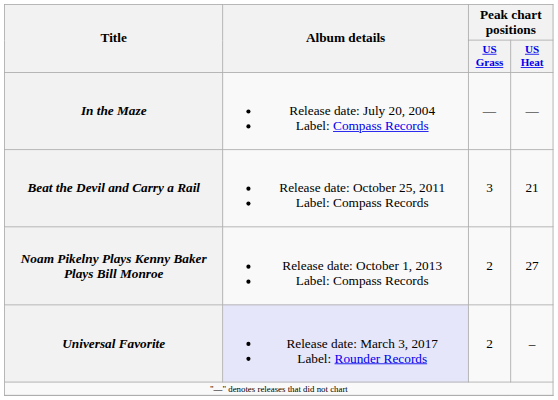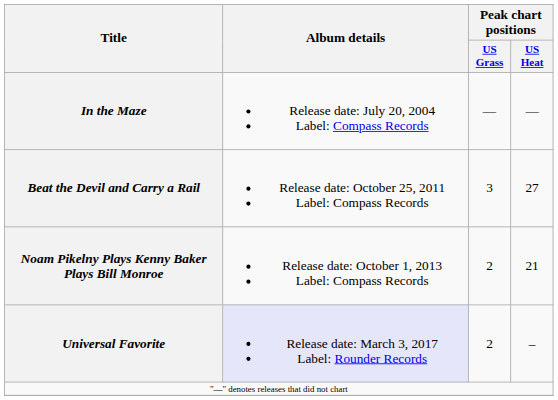(532, 188) 21 -> (532, 188) 27
(532, 266) 27 -> (532, 266) 21
